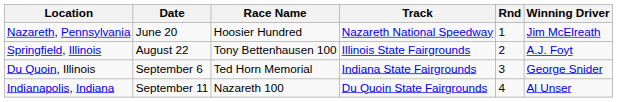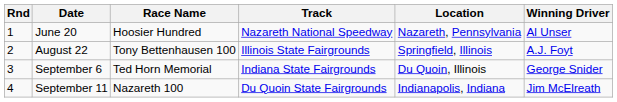columns swapped: (510, 13) <-> (69, 13)
(564, 32) Jim McElreath -> (549, 32) Al Unser
(549, 87) Al Unser -> (564, 87) Jim McElreath
